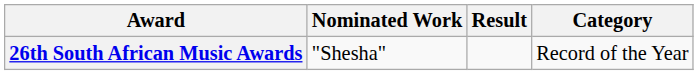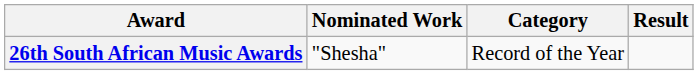columns swapped: (612, 20) <-> (499, 20)
